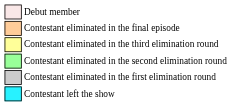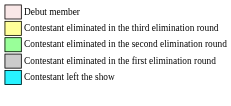- row: (102, 28)
